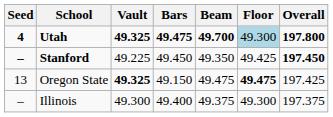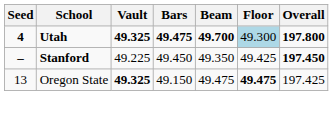- row: (58, 101)
